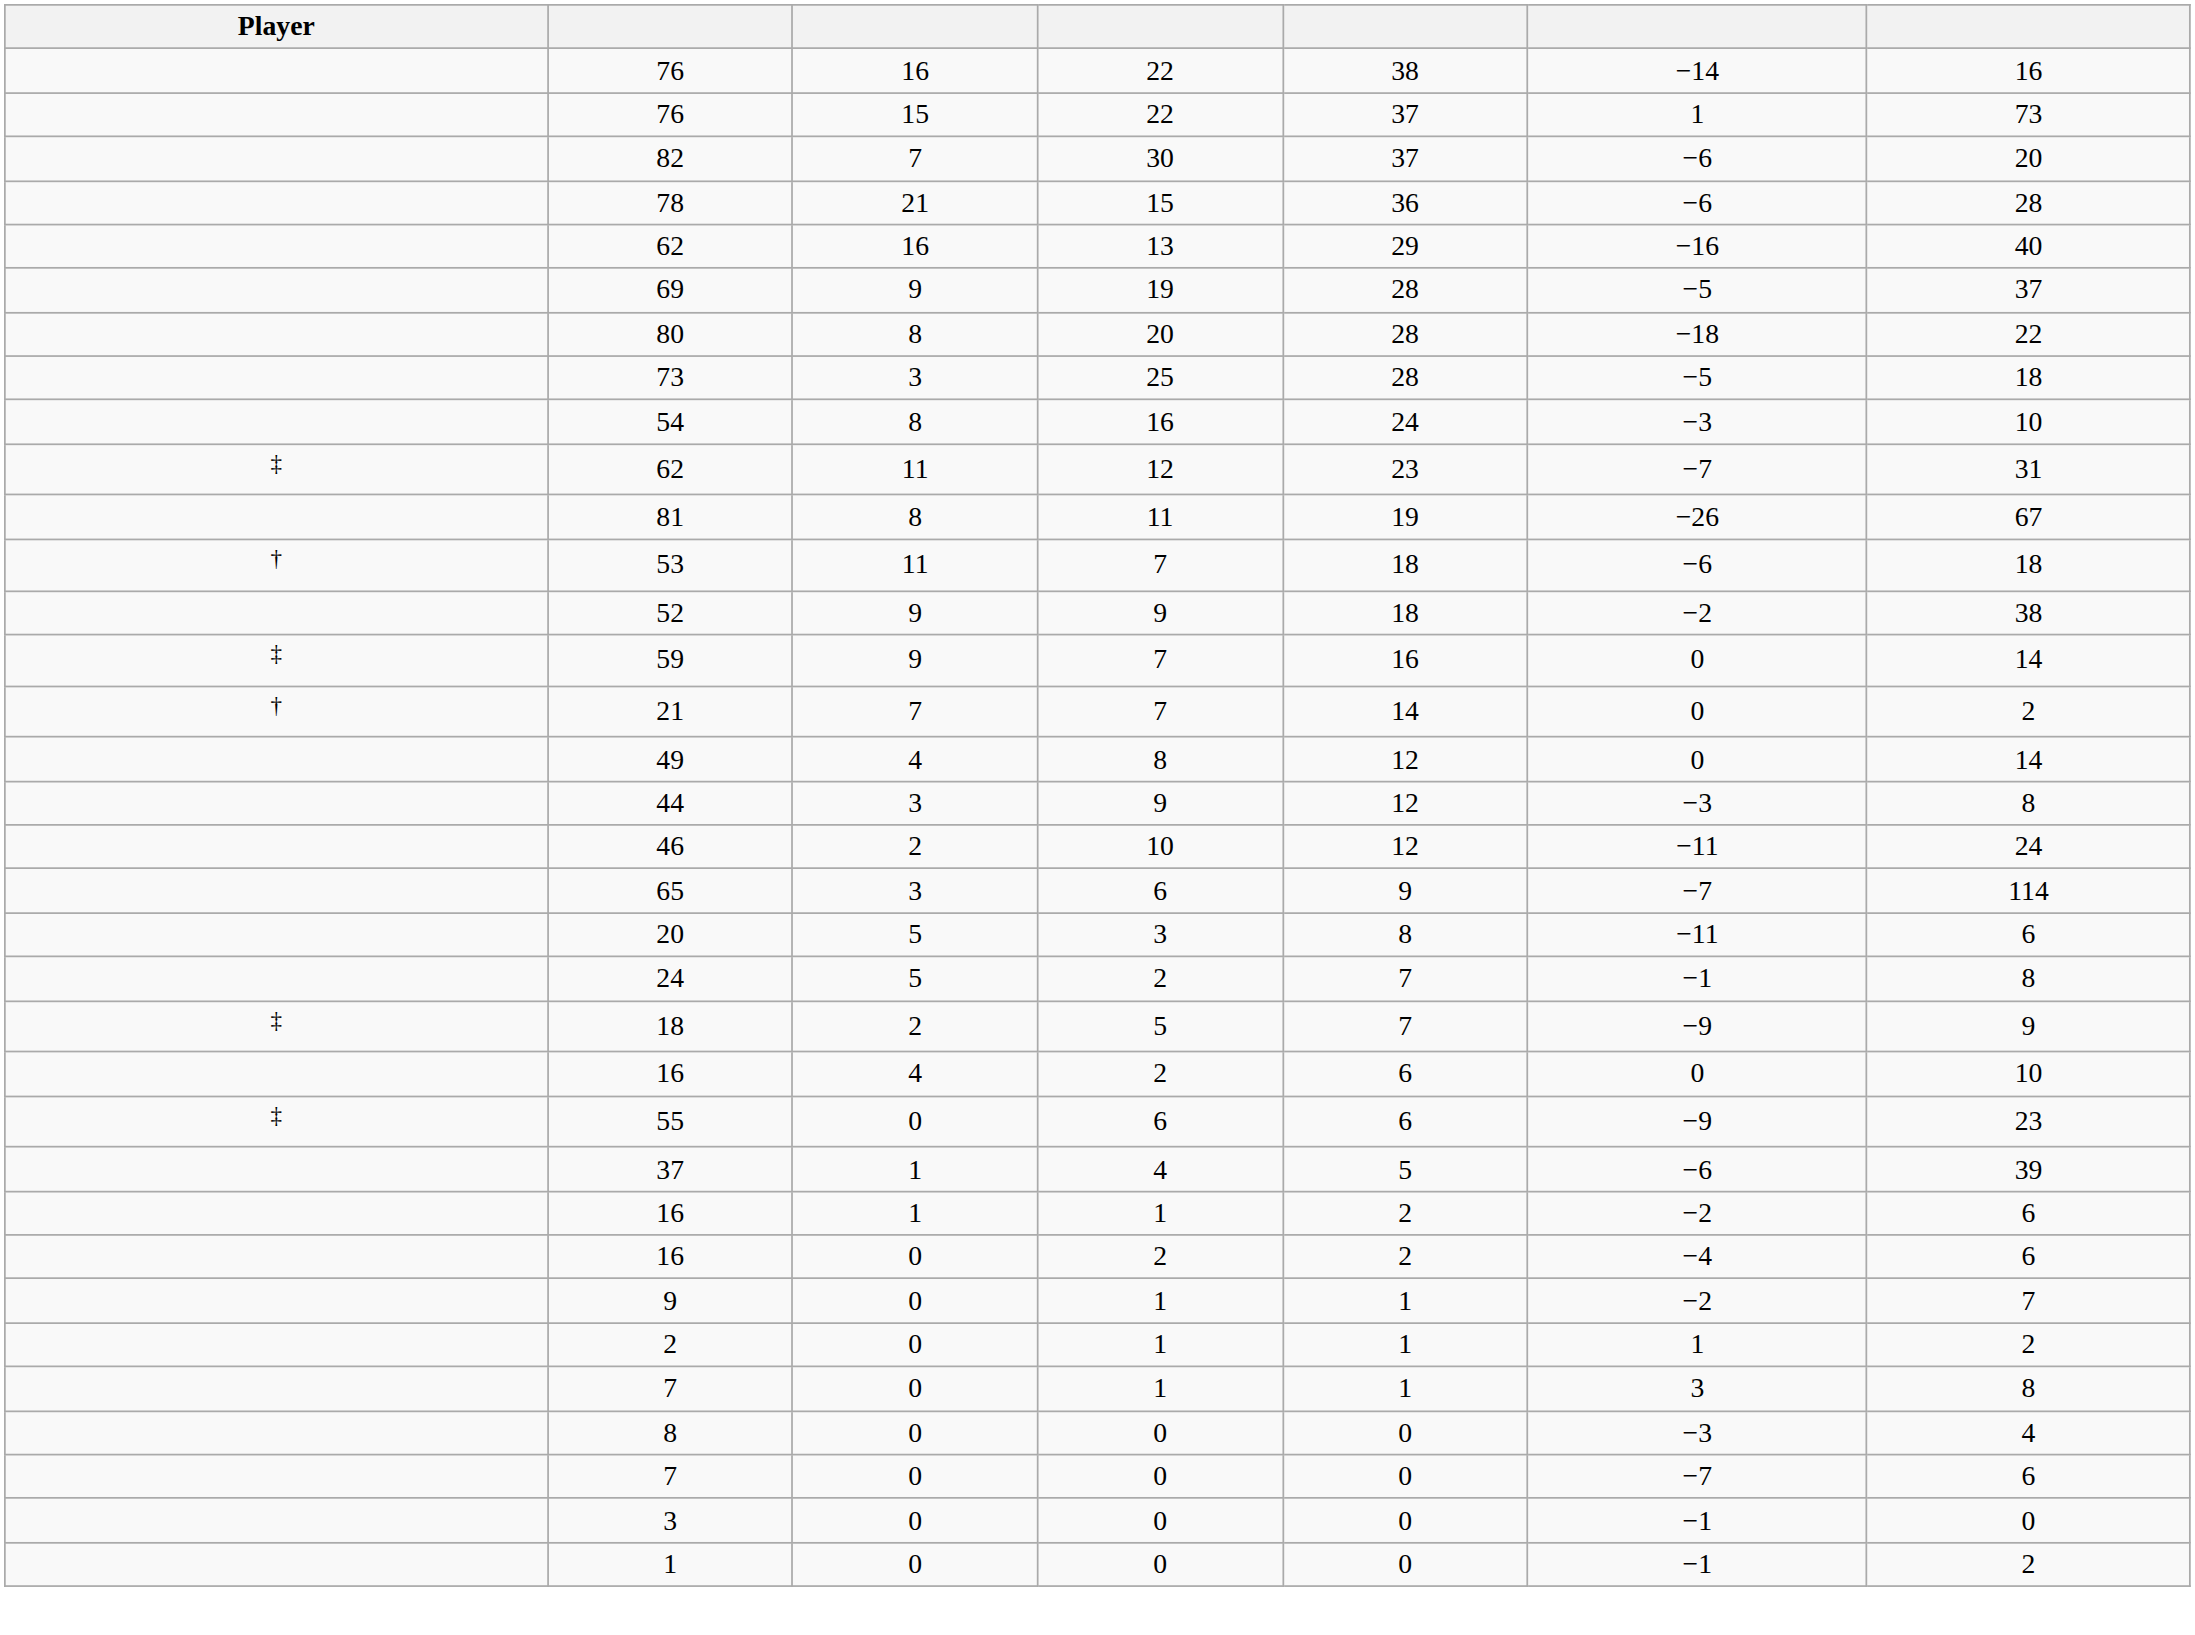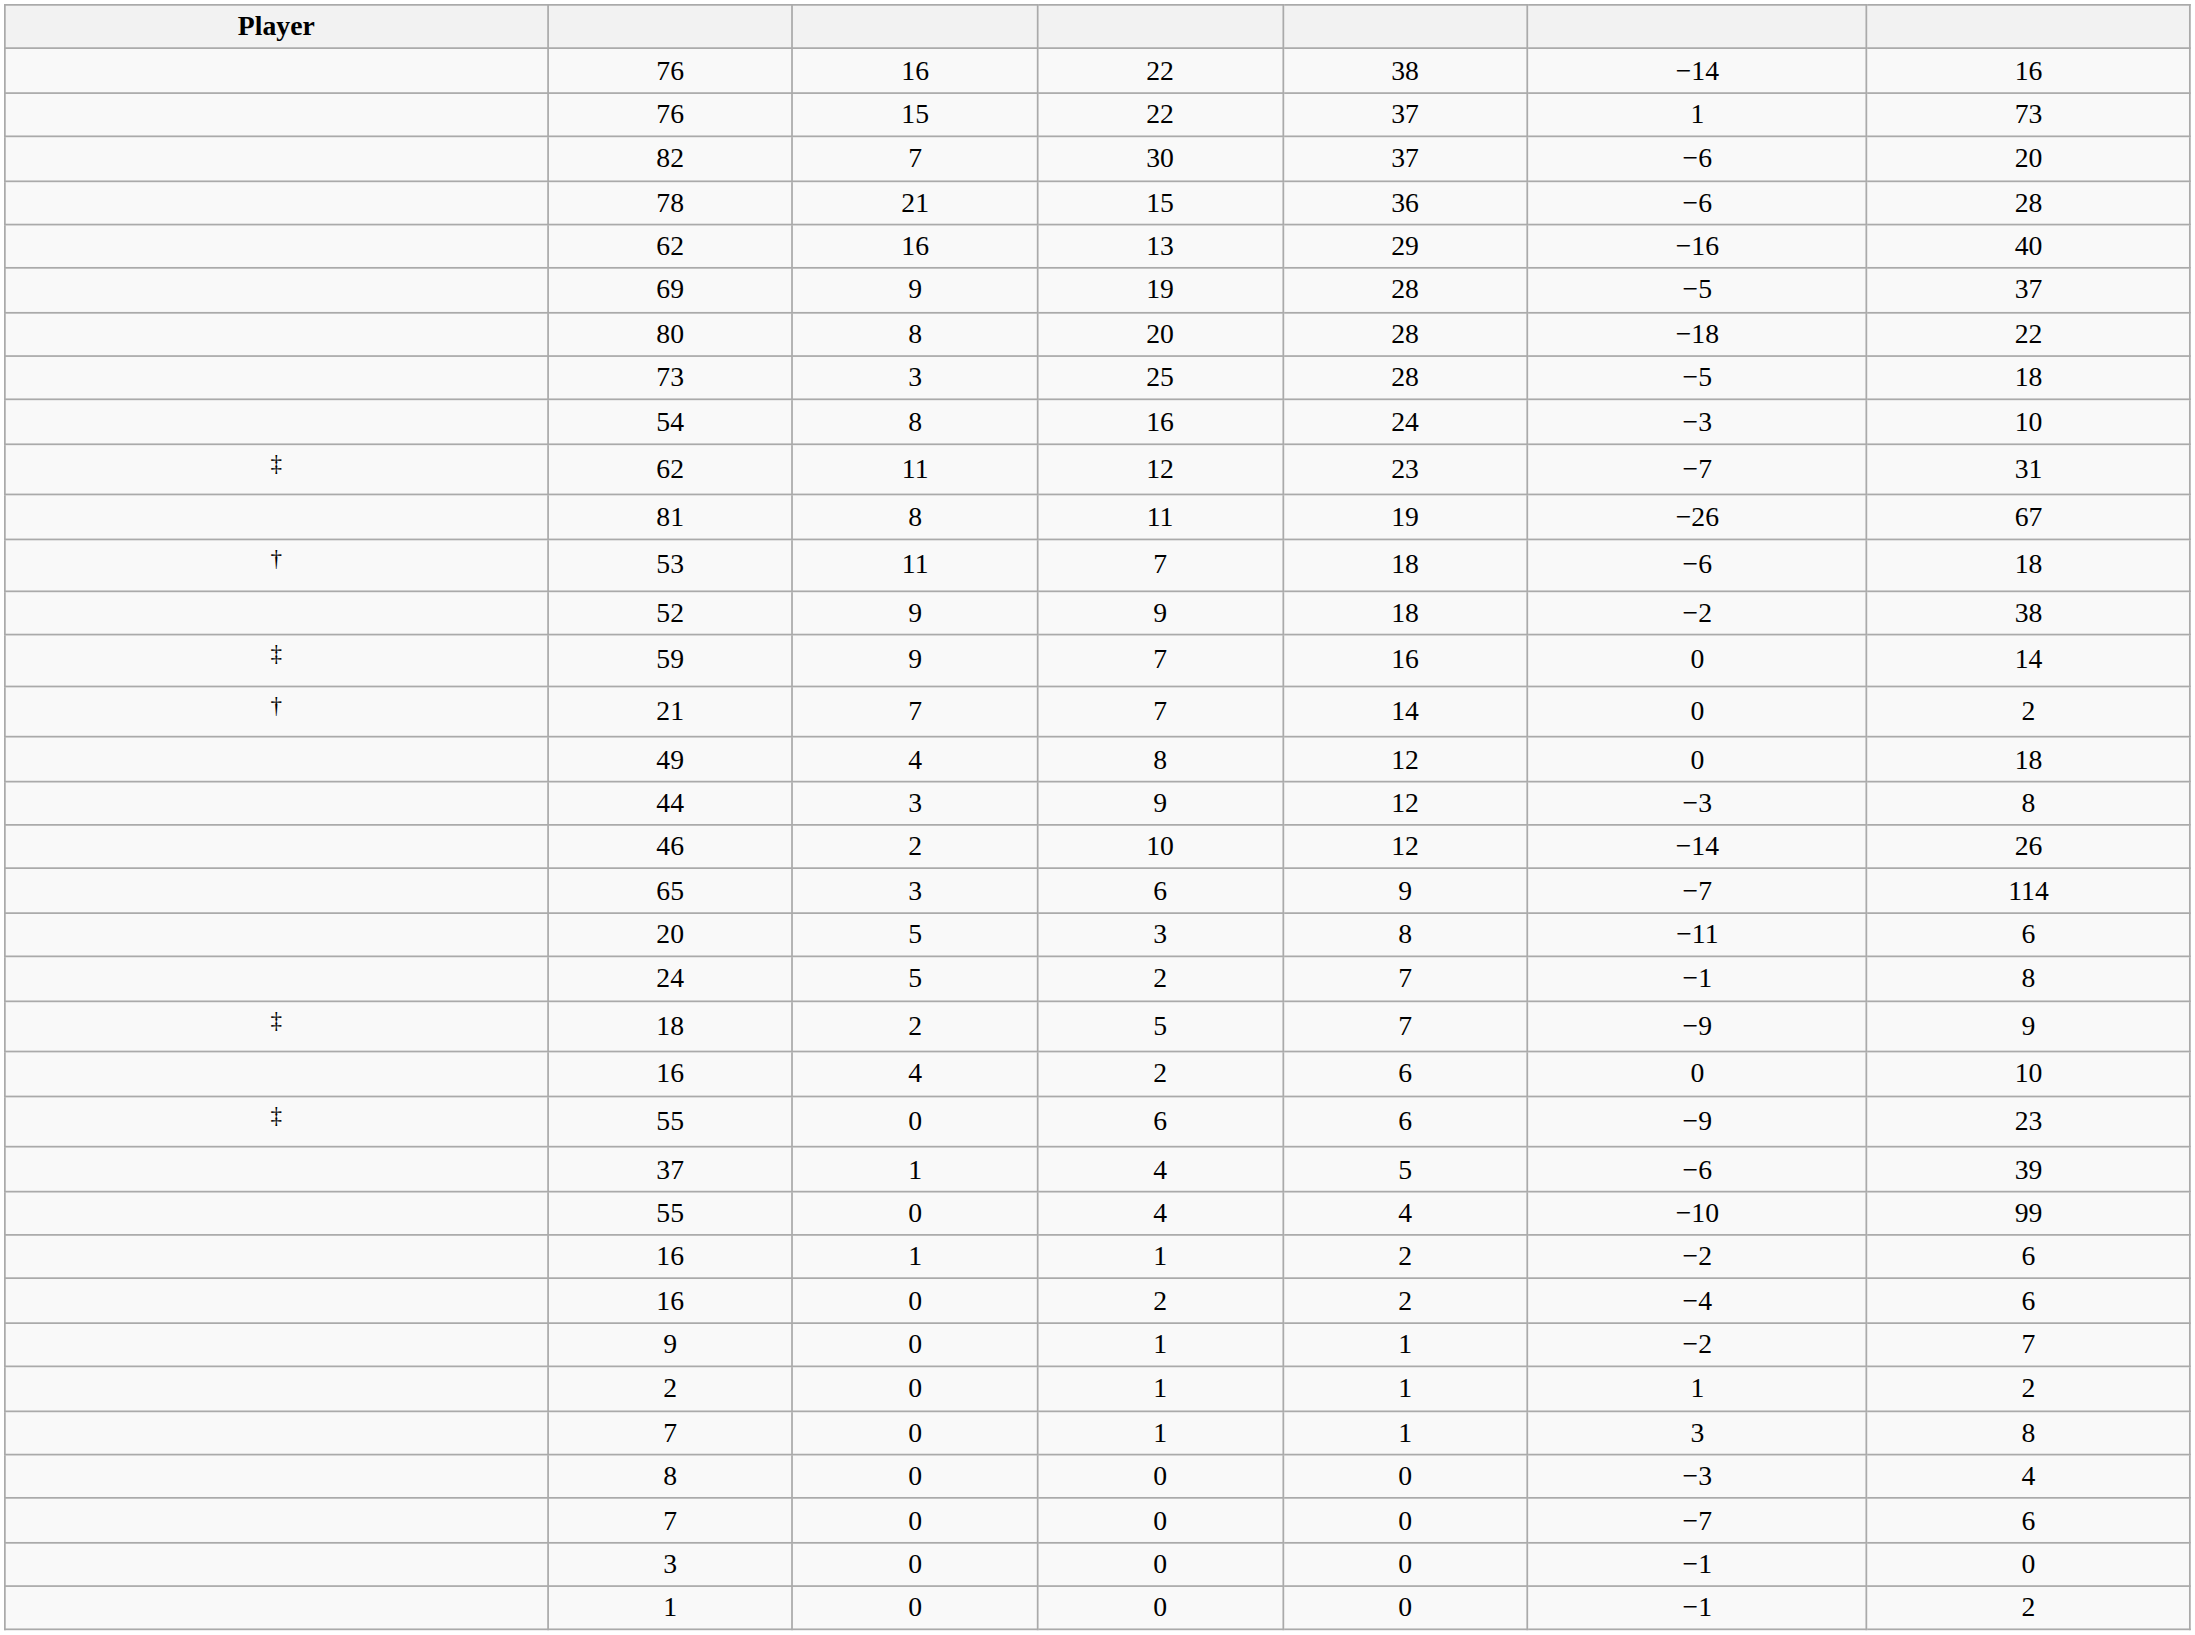(2029, 758) 14 -> (2029, 758) 18
(1697, 846) −11 -> (1697, 846) −14
(2029, 846) 24 -> (2029, 846) 26
+ row: (670, 1212)
